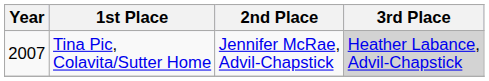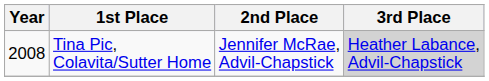(27, 53) 2007 -> (27, 53) 2008
